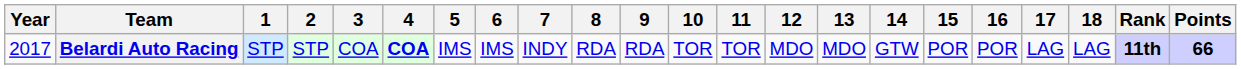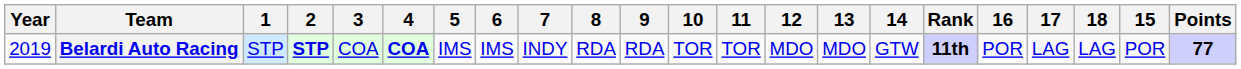columns swapped: (948, 19) <-> (1142, 19)
(30, 49) 2017 -> (30, 49) 2019
(311, 49) normal -> (311, 49) bold
(1203, 49) 66 -> (1203, 49) 77
